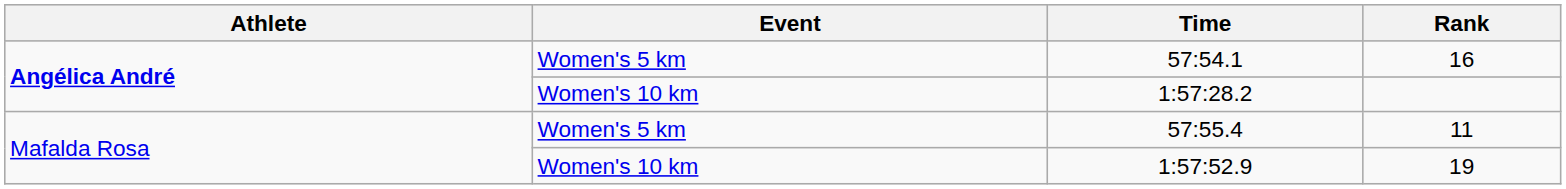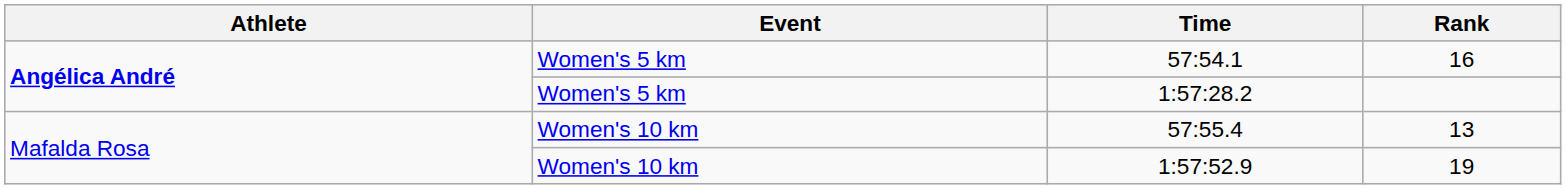(618, 94) Women's 10 km -> (612, 94) Women's 5 km
(612, 130) Women's 5 km -> (618, 130) Women's 10 km
(1462, 130) 11 -> (1462, 130) 13
